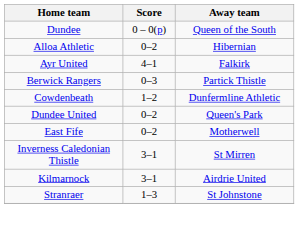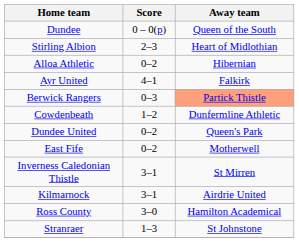+ row: (64, 47)
(234, 81) no background -> (234, 98) lightsalmon background
+ row: (64, 212)
